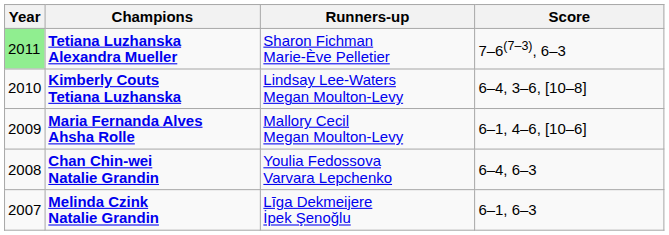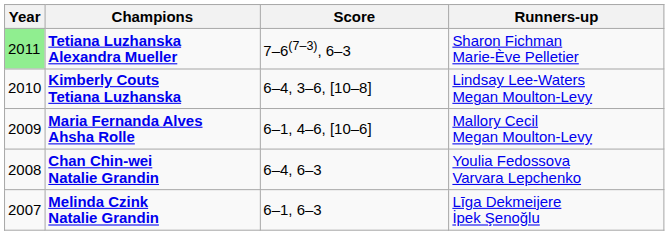columns swapped: (367, 17) <-> (569, 17)
